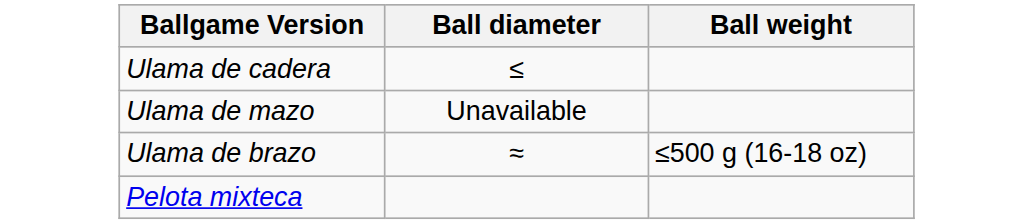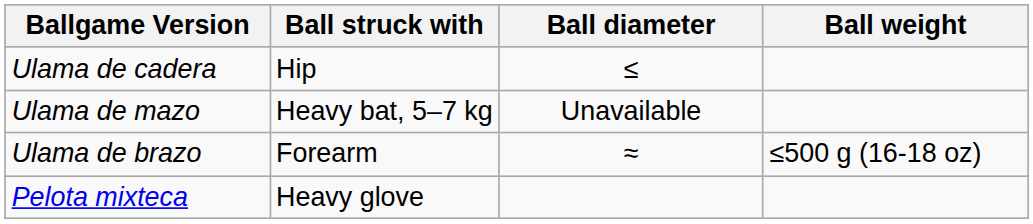+ column: (384, 25)
